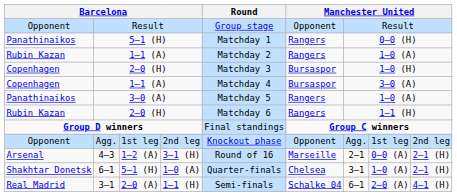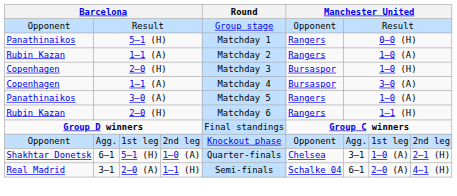- row: (25, 156)
